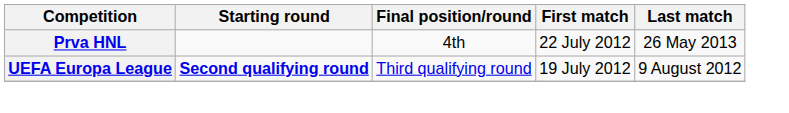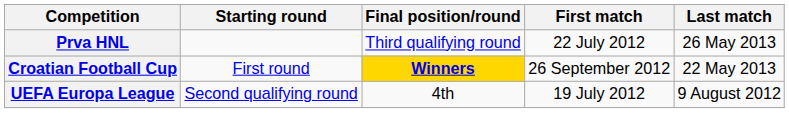(454, 42) 4th -> (443, 42) Third qualifying round
+ row: (93, 68)
(274, 68) bold -> (271, 94) normal
(454, 68) Third qualifying round -> (443, 94) 4th
